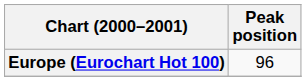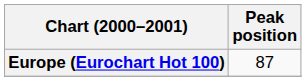(265, 62) 96 -> (265, 62) 87
